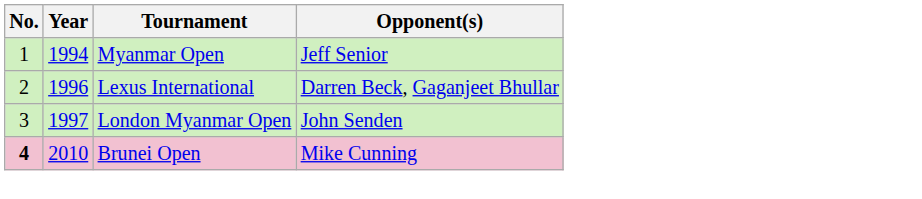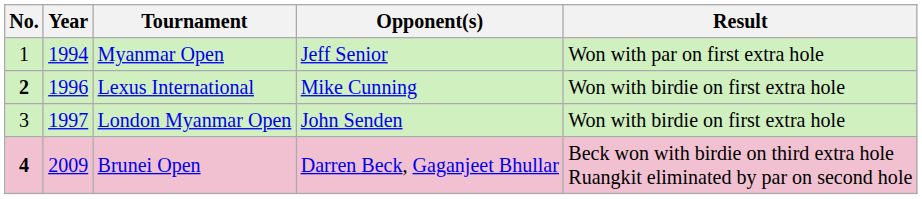+ column: (740, 21)
(24, 87) normal -> (24, 87) bold
(430, 87) Darren Beck, Gaganjeet Bhullar -> (359, 87) Mike Cunning
(68, 153) 2010 -> (68, 165) 2009
(359, 153) Mike Cunning -> (430, 165) Darren Beck, Gaganjeet Bhullar
